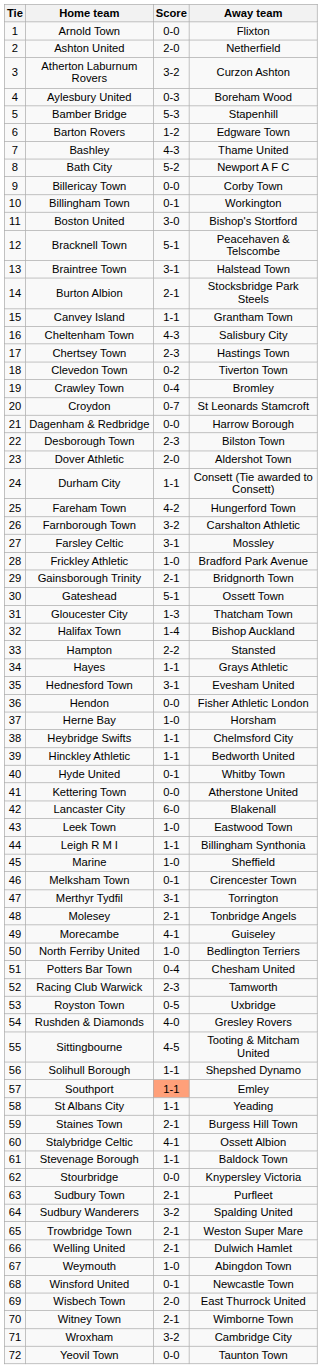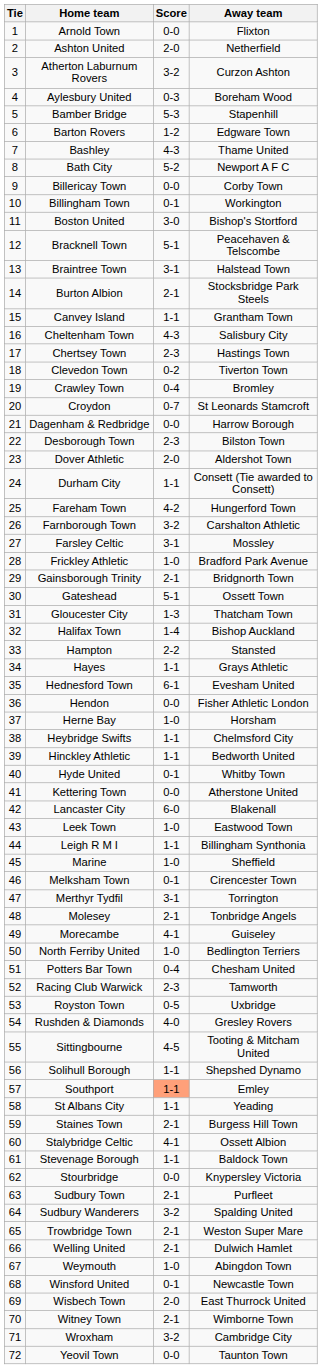(171, 685) 3-1 -> (171, 685) 6-1
